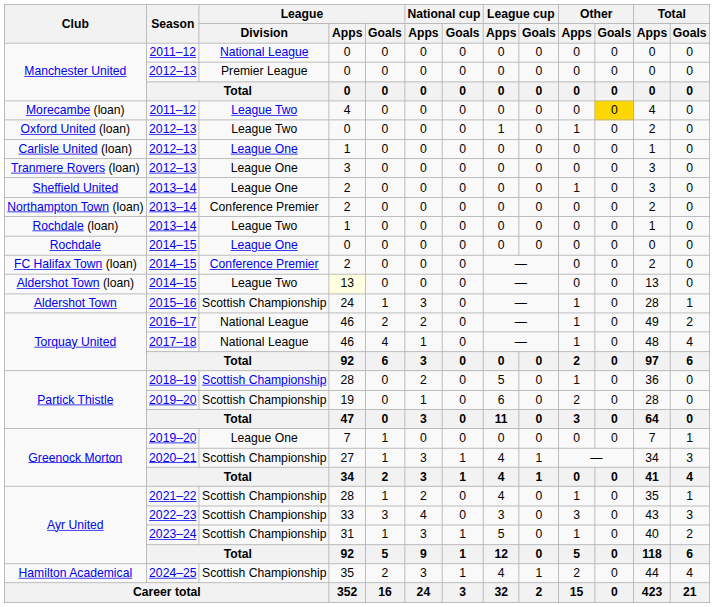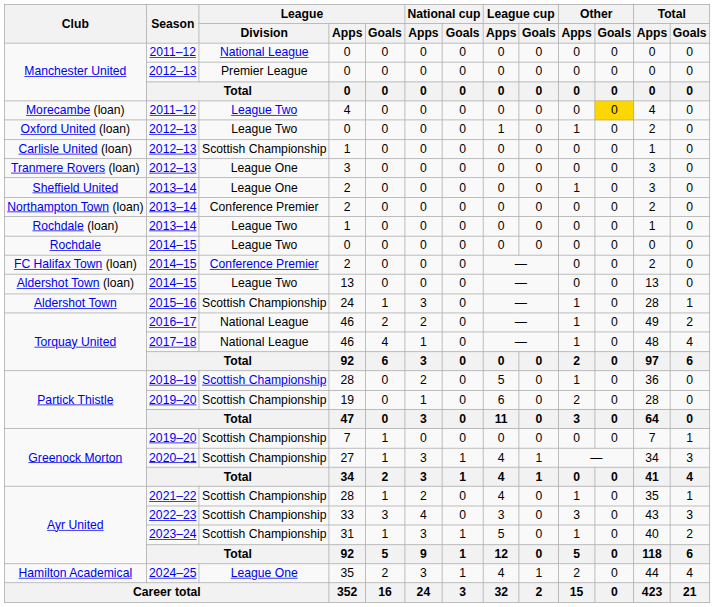(264, 149) League One -> (264, 149) Scottish Championship
(264, 245) League One -> (264, 245) League Two
(347, 284) lightyellow background -> (347, 284) no background
(264, 438) League One -> (264, 438) Scottish Championship
(264, 573) Scottish Championship -> (264, 573) League One
